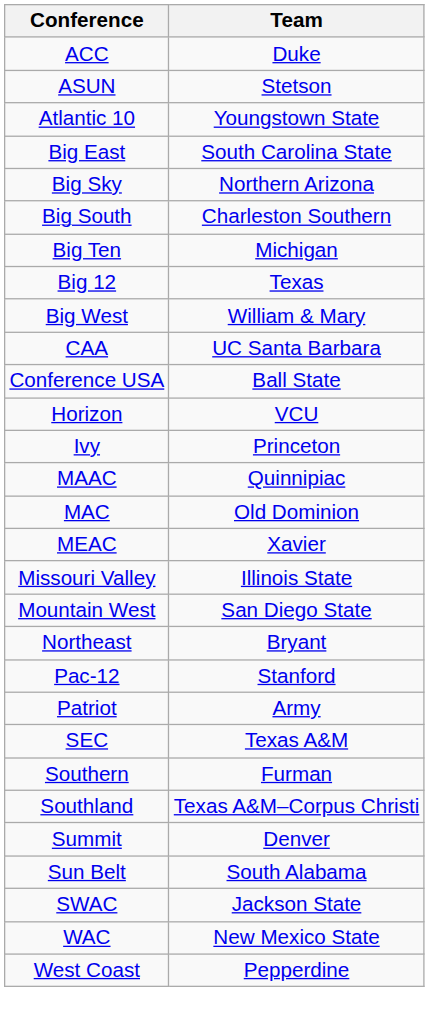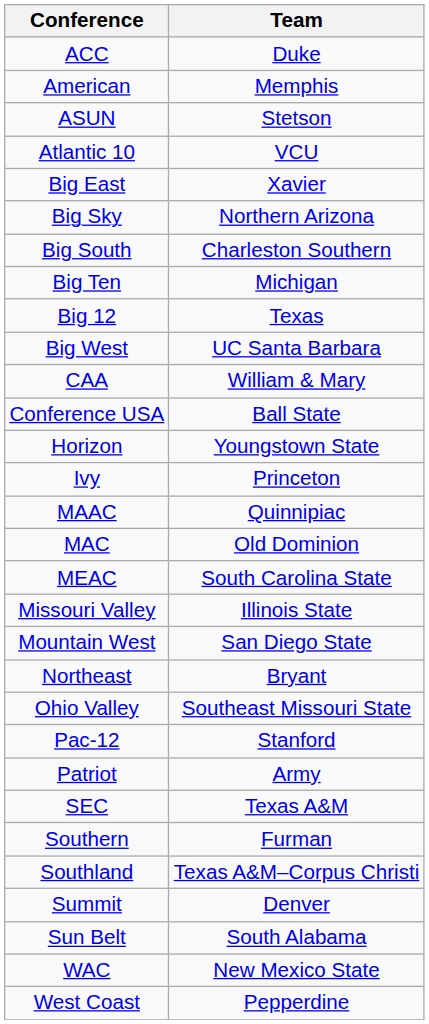+ row: (87, 86)
(297, 119) Youngstown State -> (297, 151) VCU
(297, 151) South Carolina State -> (297, 184) Xavier
(297, 315) William & Mary -> (297, 348) UC Santa Barbara
(297, 348) UC Santa Barbara -> (297, 380) William & Mary
(297, 413) VCU -> (297, 446) Youngstown State
(297, 544) Xavier -> (297, 577) South Carolina State
+ row: (87, 708)
- row: (87, 904)
